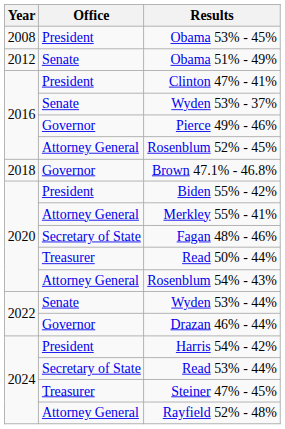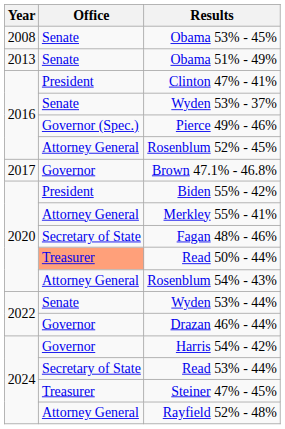(68, 37) President -> (60, 37) Senate
(22, 59) 2012 -> (22, 59) 2013
(69, 125) Governor -> (90, 125) Governor (Spec.)
(22, 170) 2018 -> (22, 170) 2017
(68, 258) no background -> (68, 258) lightsalmon background
(68, 346) President -> (69, 346) Governor
